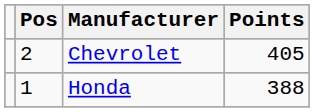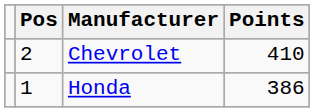(286, 56) 405 -> (286, 56) 410
(286, 90) 388 -> (286, 90) 386
